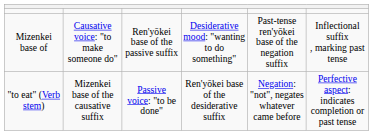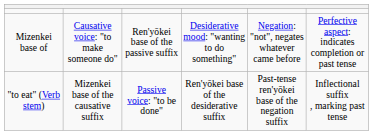(277, 42) Past‑tense ren'yōkei base of the negation suffix -> (277, 42) Negation: "not", negates whatever came before
(337, 42) Inflectional suffix , marking past tense -> (337, 42) Perfective aspect: indicates completion or past tense
(277, 100) Negation: "not", negates whatever came before -> (277, 100) Past‑tense ren'yōkei base of the negation suffix
(337, 100) Perfective aspect: indicates completion or past tense -> (337, 100) Inflectional suffix , marking past tense
